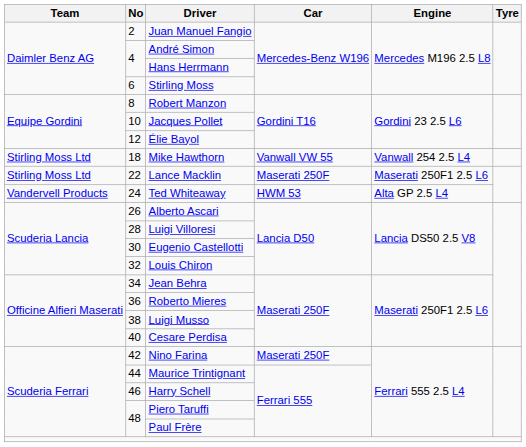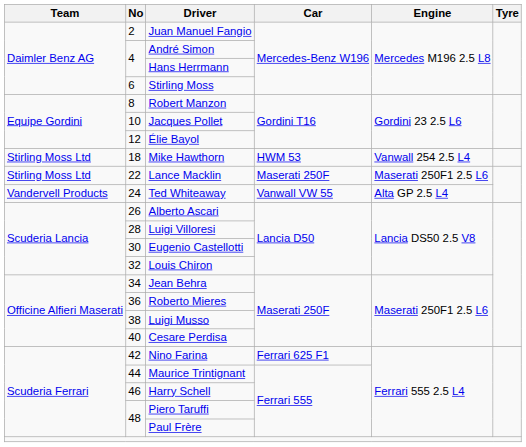(295, 157) Vanwall VW 55 -> (279, 157) HWM 53
(279, 193) HWM 53 -> (295, 193) Vanwall VW 55
(293, 355) Maserati 250F -> (293, 355) Ferrari 625 F1
